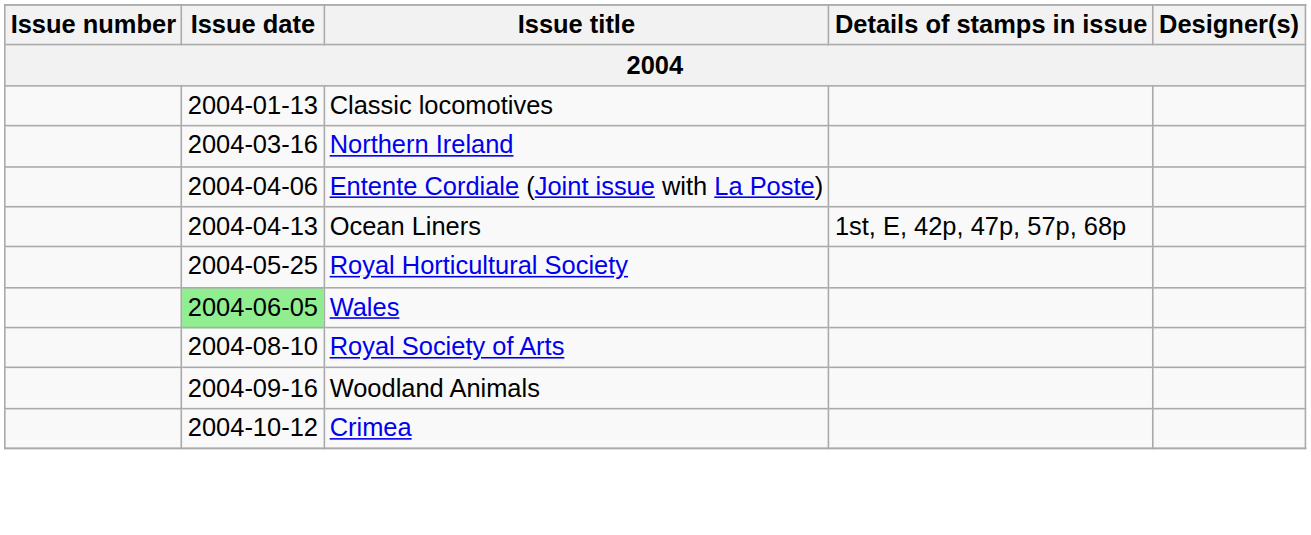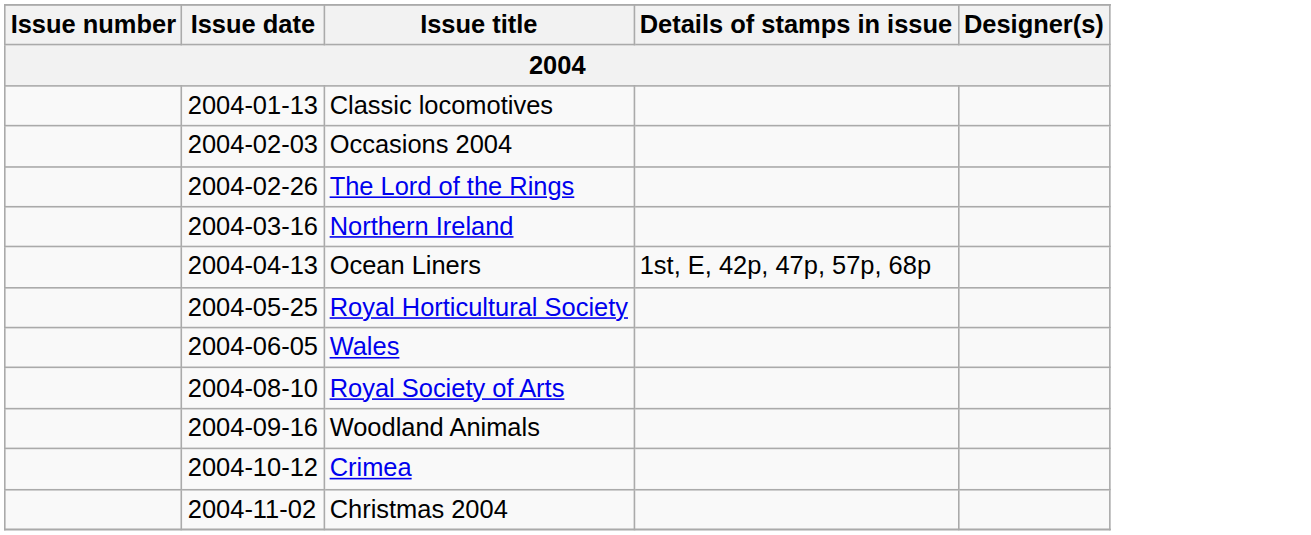+ row: (421, 145)
+ row: (452, 186)
- row: (576, 186)
(253, 307) lightgreen background -> (253, 347) no background
+ row: (419, 508)
